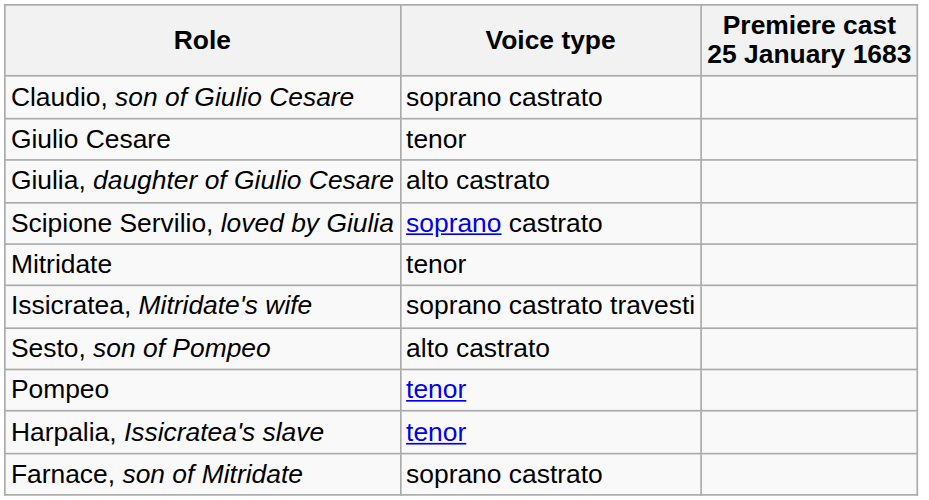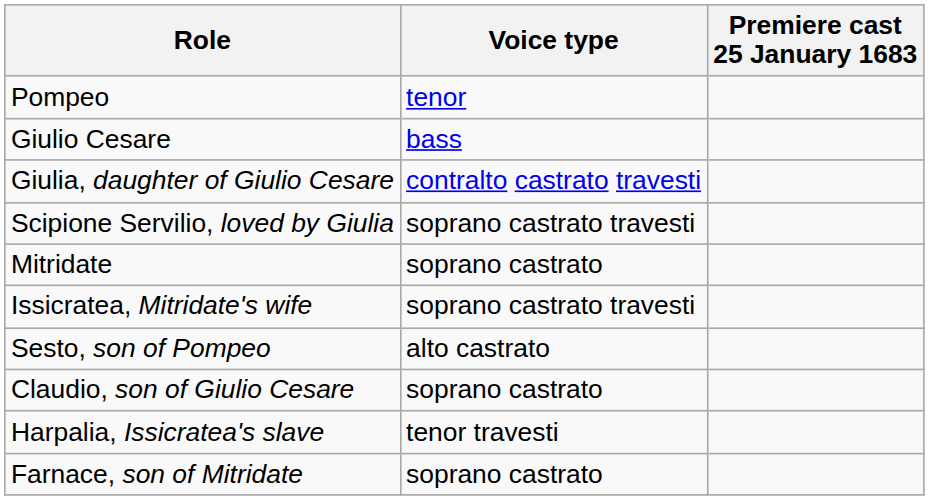rows swapped: (60, 390) <-> (183, 97)
(436, 138) tenor -> (434, 138) bass
(478, 180) alto castrato -> (554, 180) contralto castrato travesti
(504, 222) soprano castrato -> (551, 222) soprano castrato travesti
(436, 264) tenor -> (504, 264) soprano castrato
(436, 431) tenor -> (482, 431) tenor travesti
